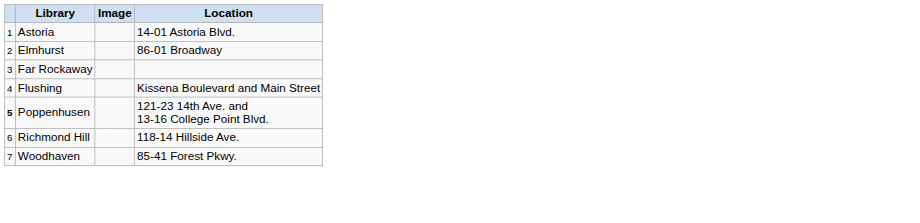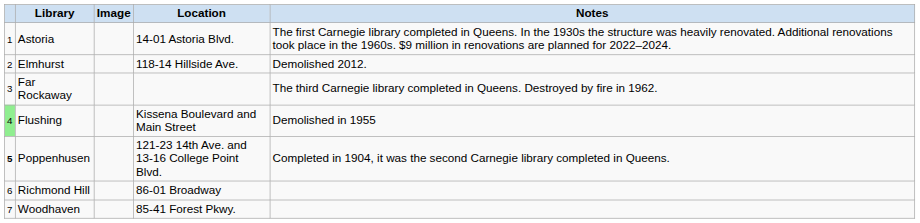+ column: (592, 13)
(180, 50) 86-01 Broadway -> (187, 63) 118-14 Hillside Ave.
(10, 88) no background -> (10, 121) lightgreen background
(188, 138) 118-14 Hillside Ave. -> (179, 190) 86-01 Broadway
